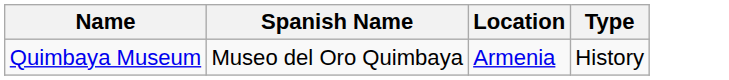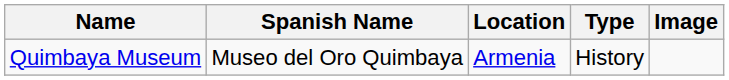+ column: (686, 22)
